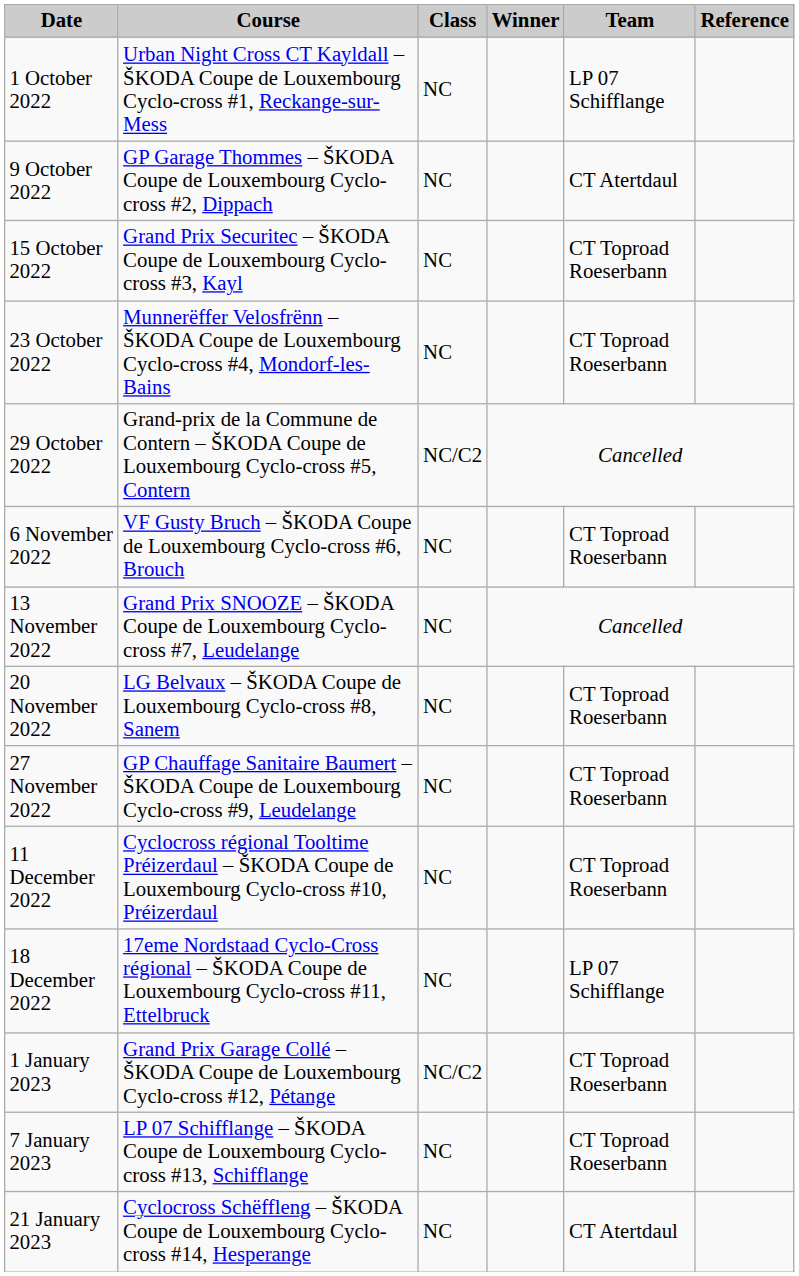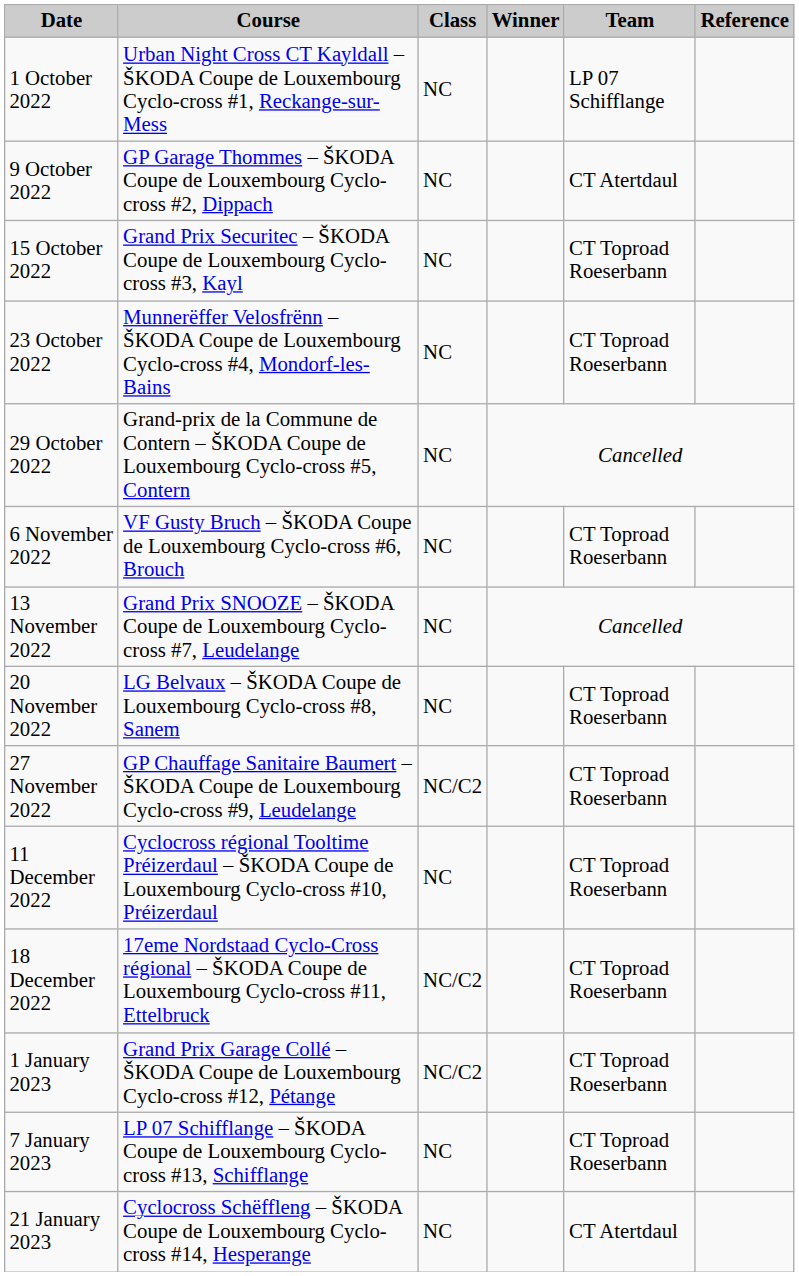(453, 455) NC/C2 -> (438, 455) NC
(438, 785) NC -> (453, 785) NC/C2
(438, 980) NC -> (453, 980) NC/C2
(617, 980) LP 07 Schifflange -> (619, 980) CT Toproad Roeserbann
